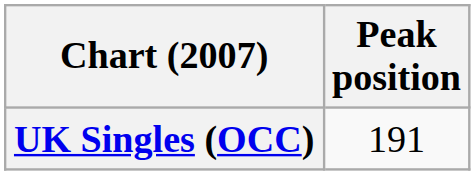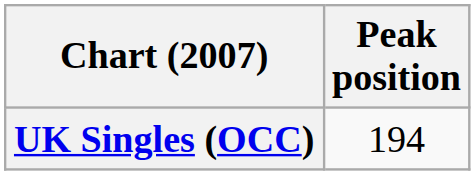(397, 137) 191 -> (397, 137) 194
